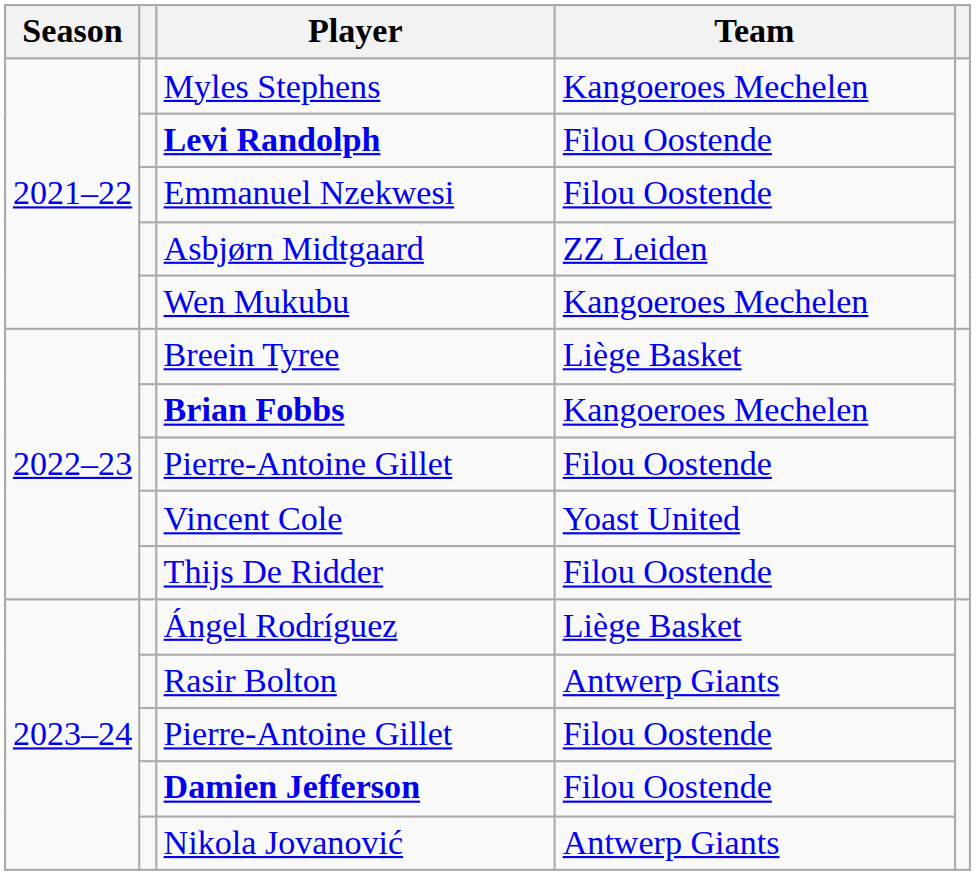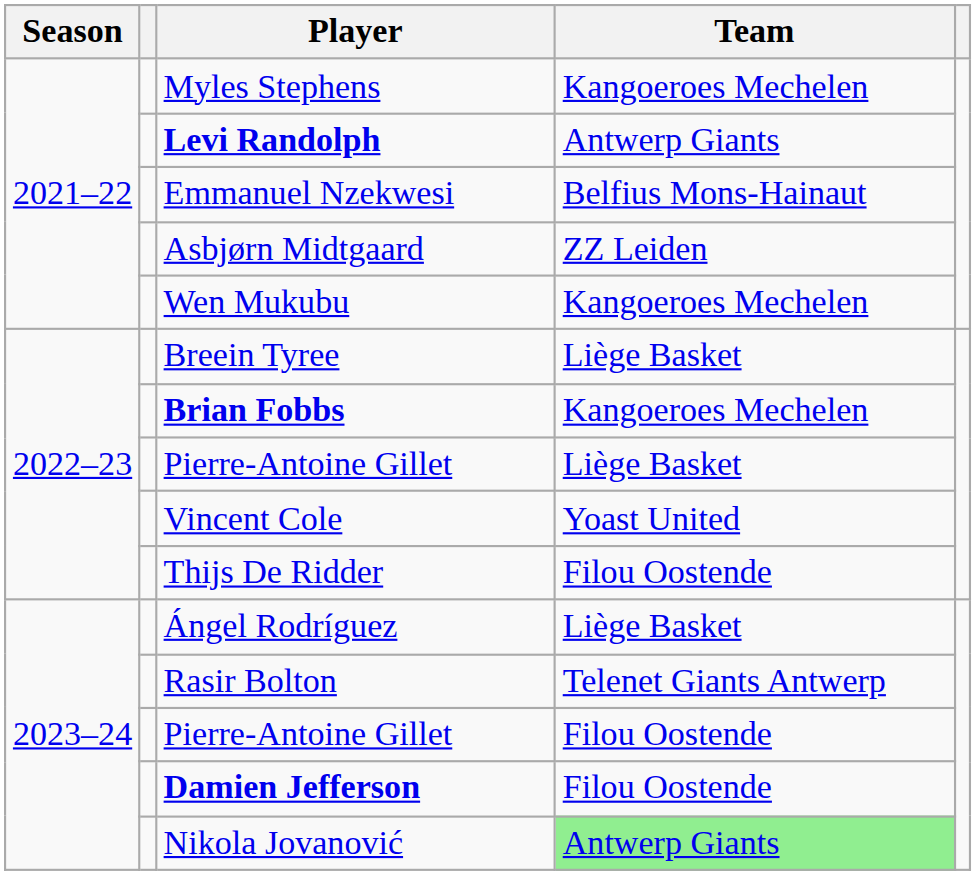(667, 139) Filou Oostende -> (671, 139) Antwerp Giants
(667, 193) Filou Oostende -> (715, 193) Belfius Mons-Hainaut
(667, 463) Filou Oostende -> (652, 463) Liège Basket
(671, 680) Antwerp Giants -> (724, 680) Telenet Giants Antwerp
(671, 842) no background -> (671, 842) lightgreen background
